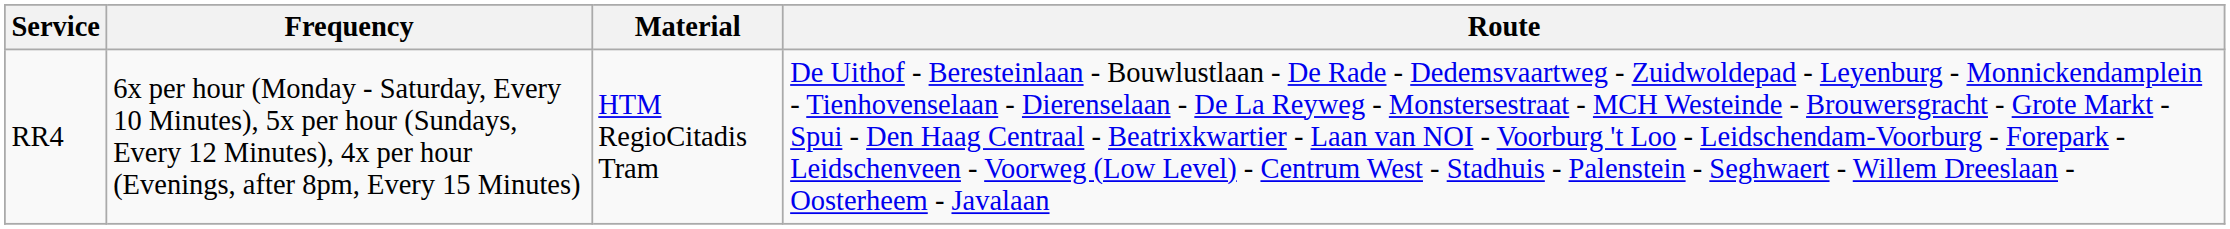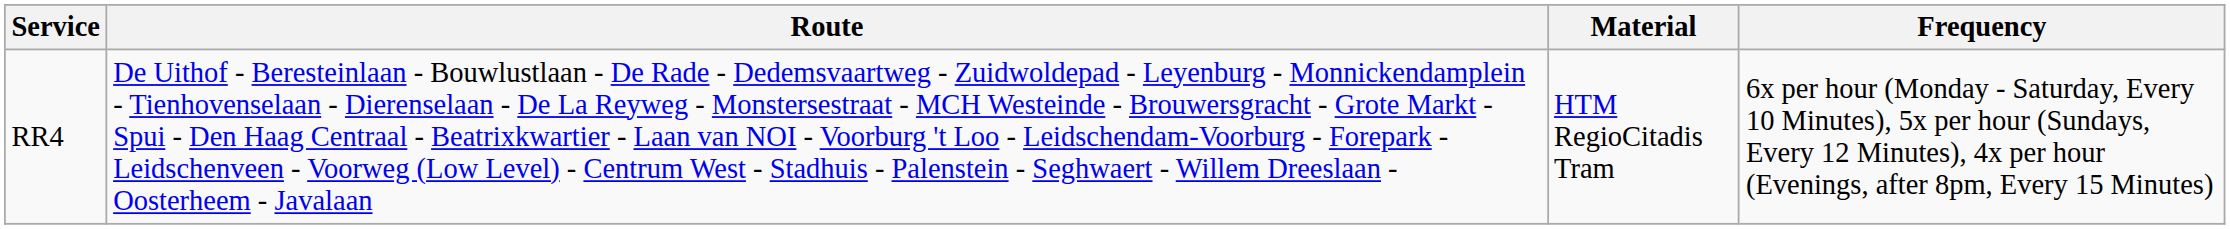columns swapped: (1504, 27) <-> (349, 27)
